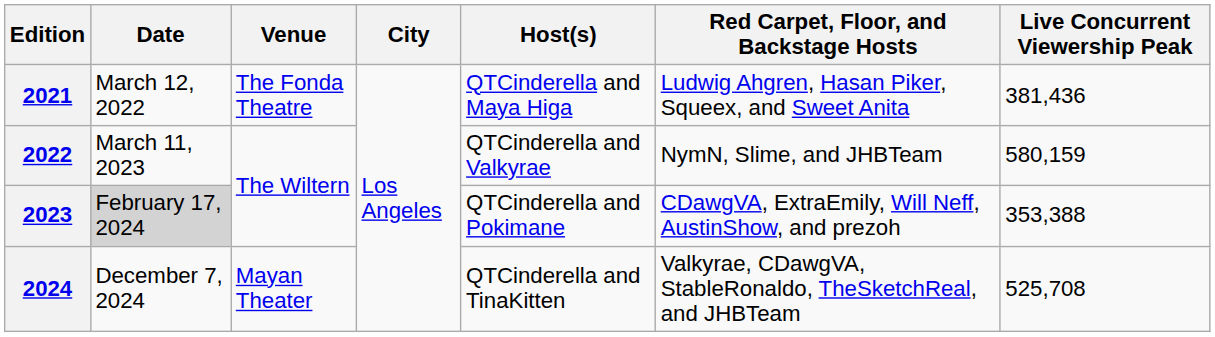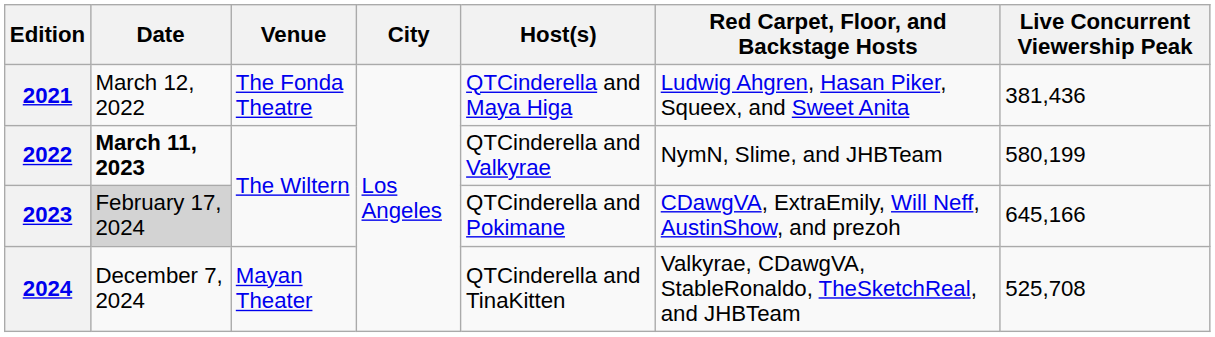(144, 155) normal -> (146, 155) bold
(1046, 155) 580,159 -> (1046, 155) 580,199
(1046, 215) 353,388 -> (1046, 215) 645,166
